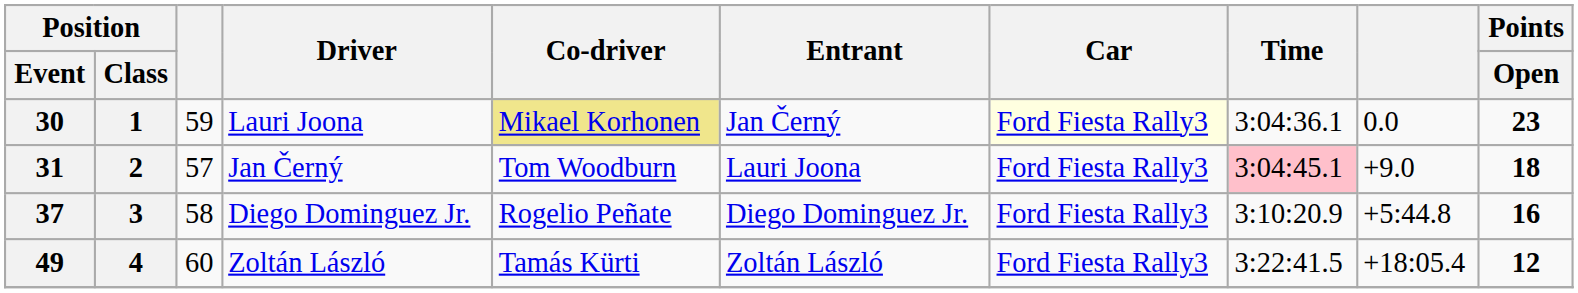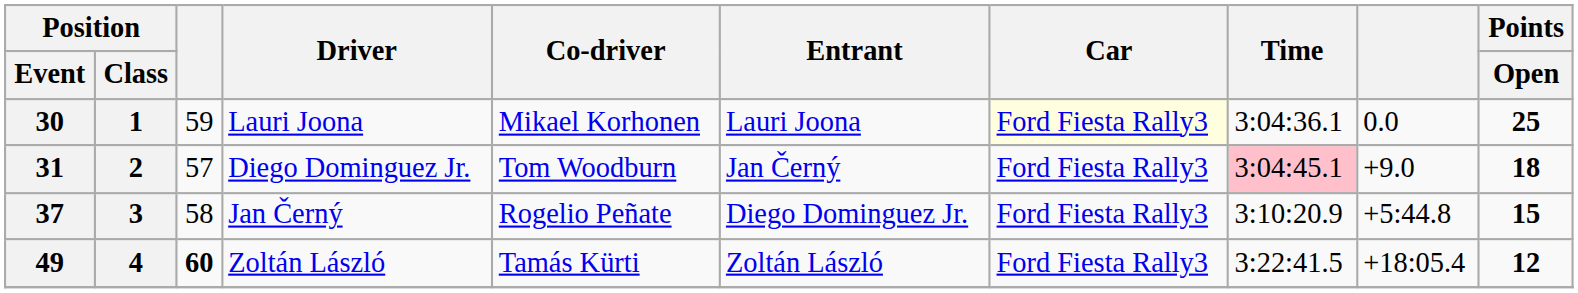(599, 121) khaki background -> (599, 121) no background
(783, 121) Jan Černý -> (793, 121) Lauri Joona
(1526, 121) 23 -> (1526, 121) 25
(285, 168) Jan Černý -> (349, 168) Diego Dominguez Jr.
(793, 168) Lauri Joona -> (783, 168) Jan Černý
(349, 215) Diego Dominguez Jr. -> (285, 215) Jan Černý
(1526, 215) 16 -> (1526, 215) 15
(199, 262) normal -> (199, 262) bold
